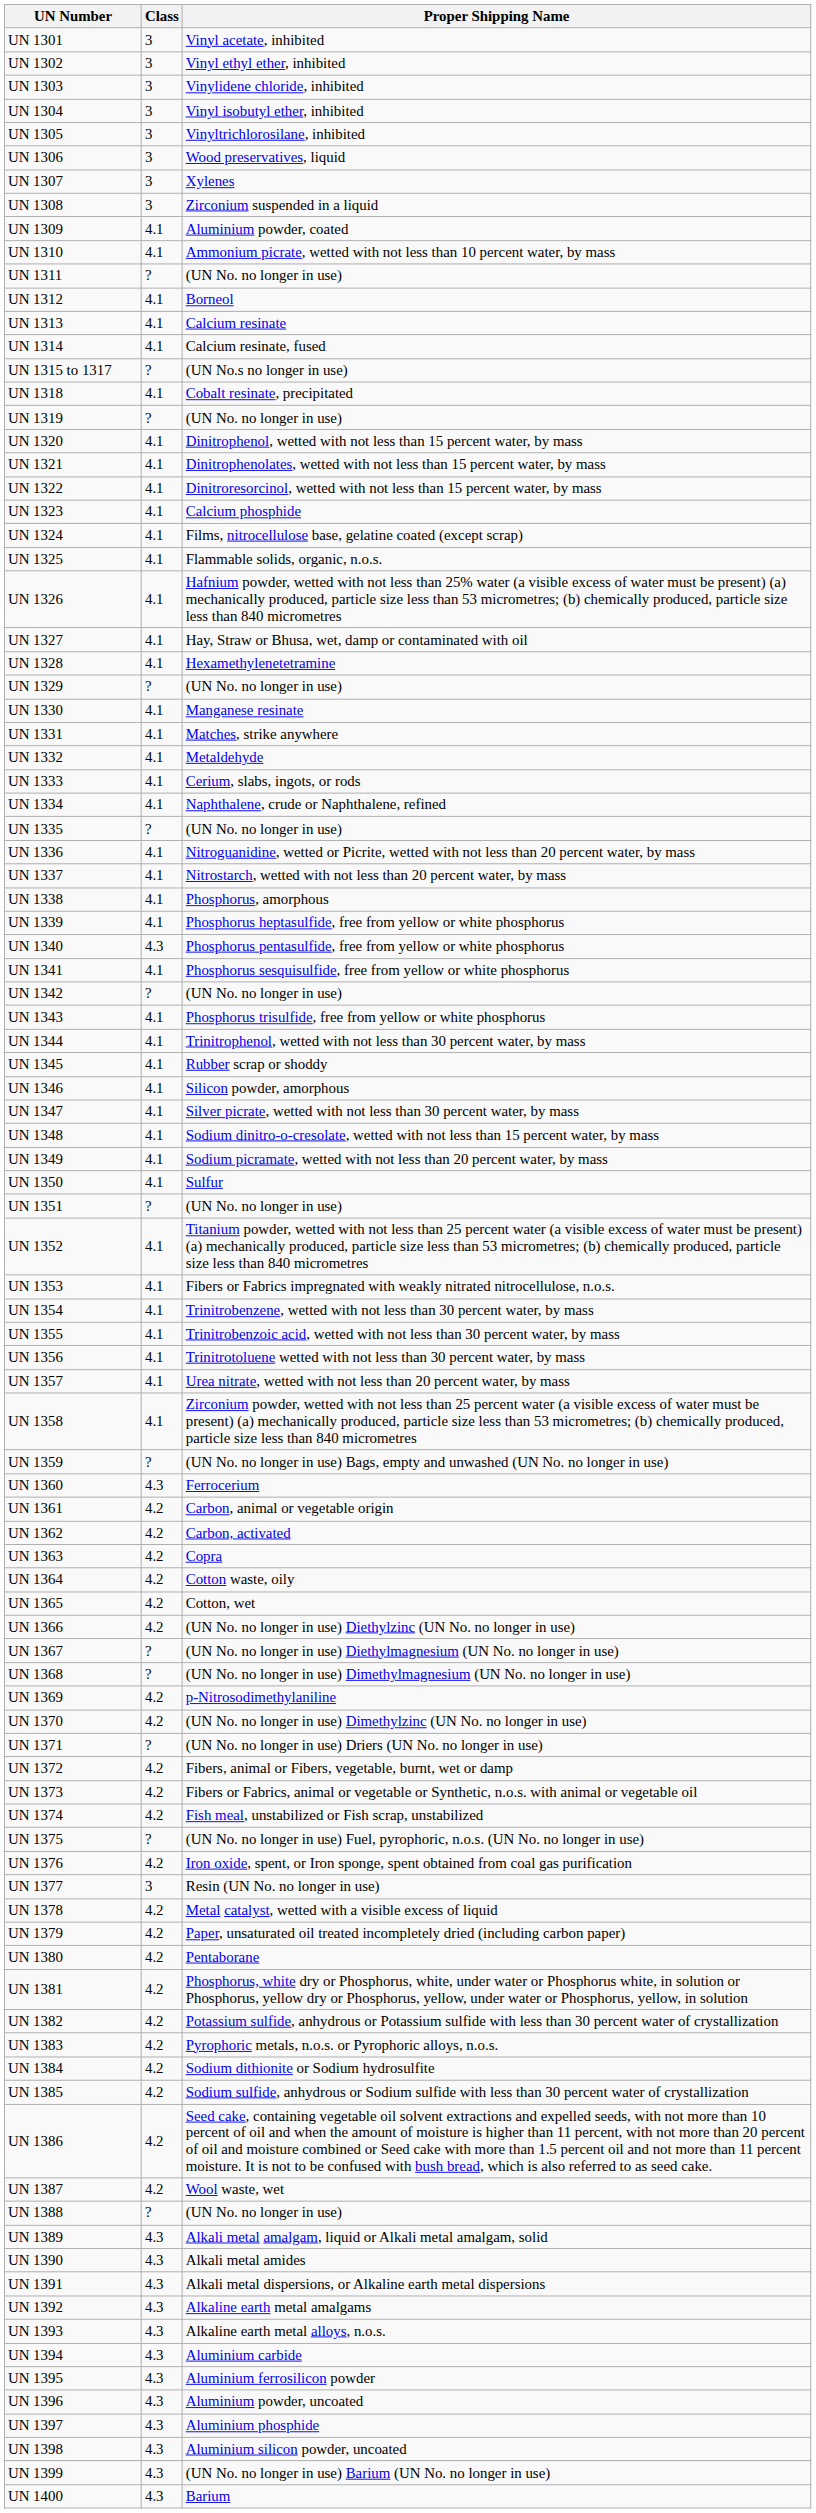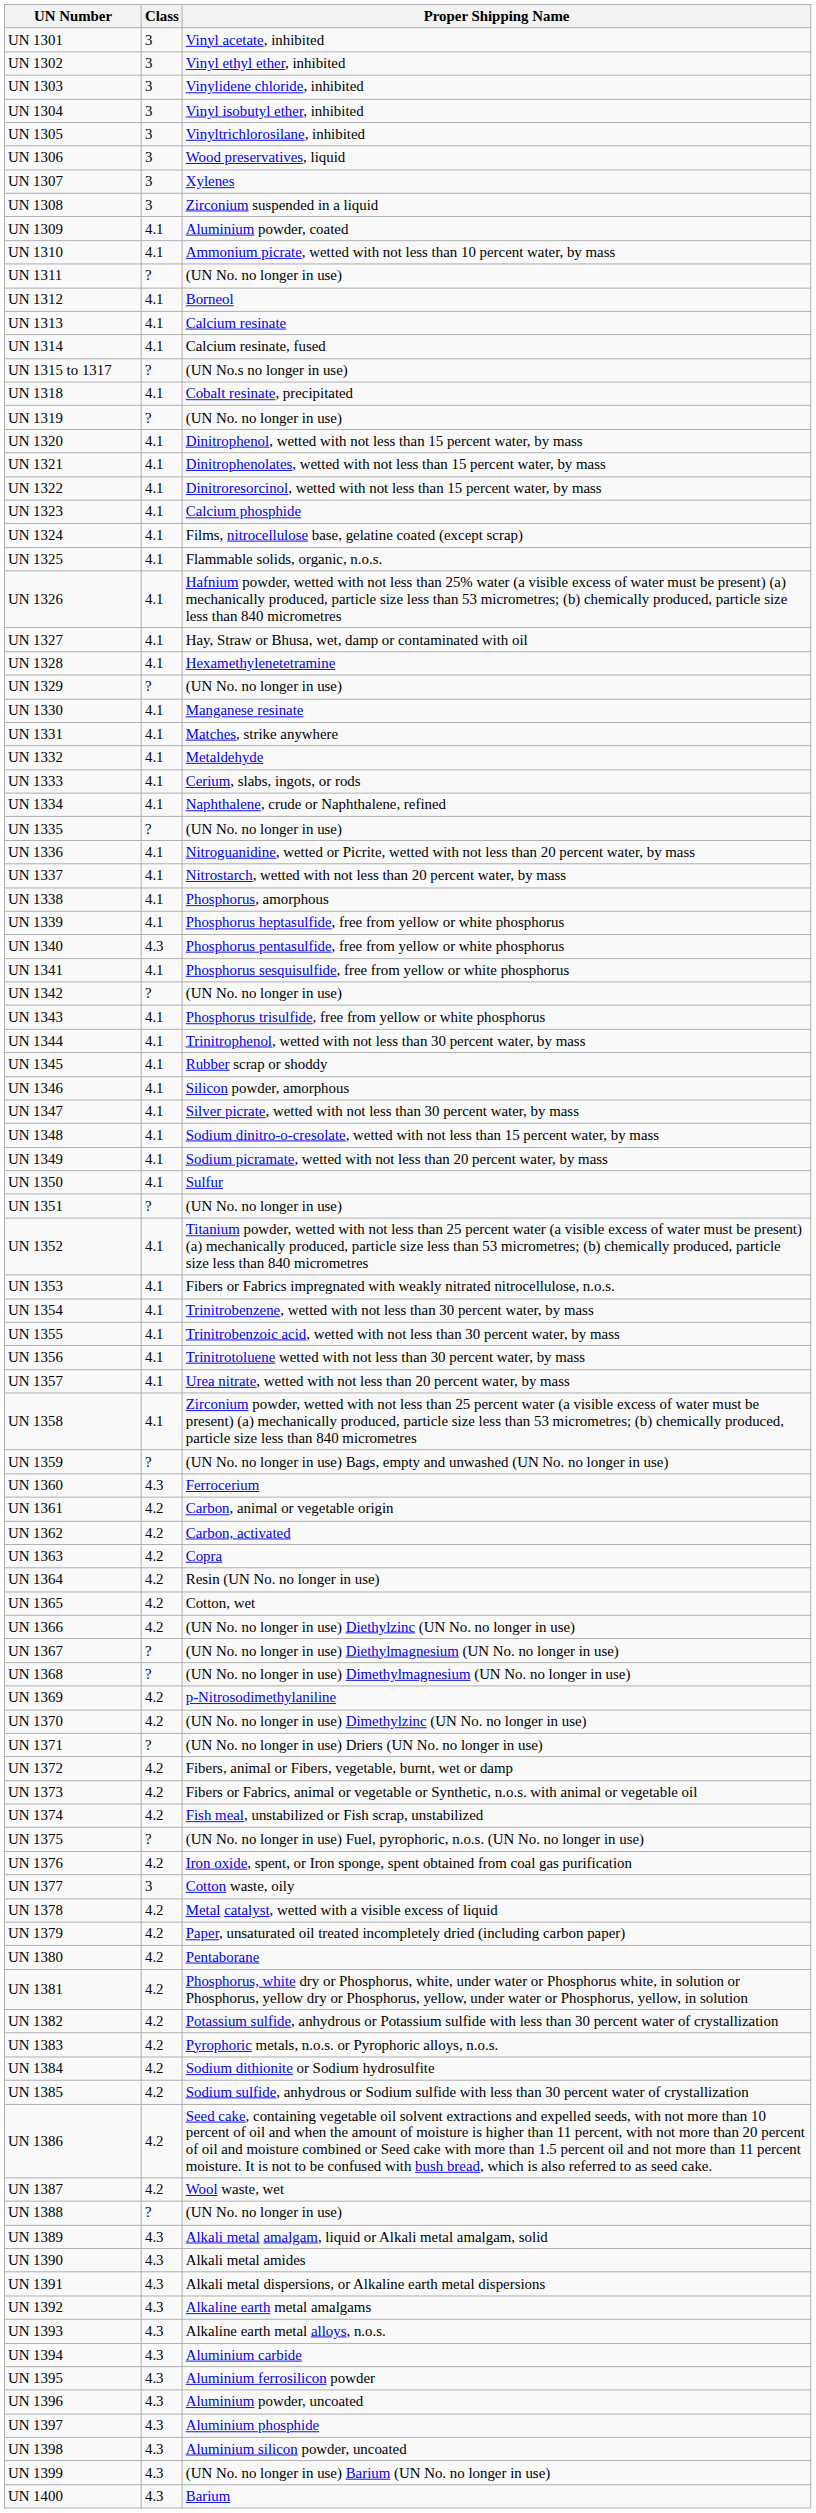(240, 1579) Cotton waste, oily -> (283, 1579) Resin (UN No. no longer in use)
(283, 1886) Resin (UN No. no longer in use) -> (240, 1886) Cotton waste, oily
